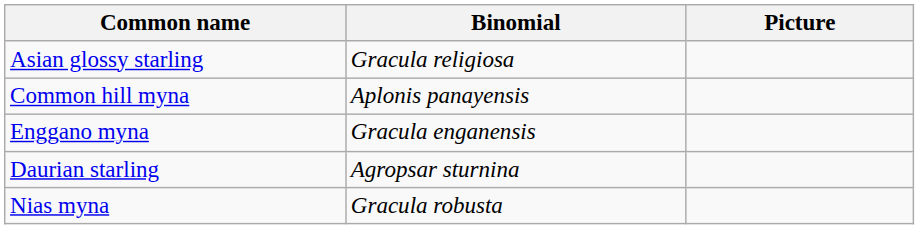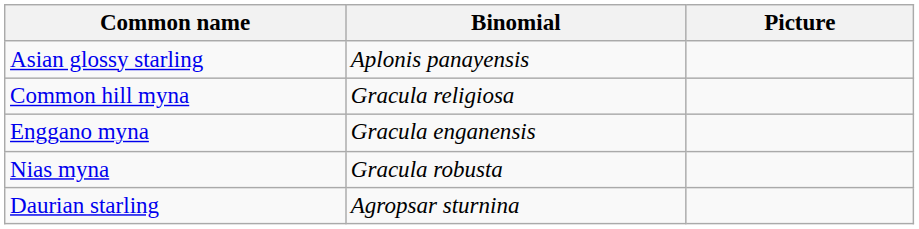(433, 59) Gracula religiosa -> (440, 59) Aplonis panayensis
(440, 95) Aplonis panayensis -> (433, 95) Gracula religiosa
rows swapped: (60, 205) <-> (85, 168)
